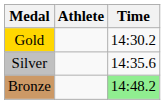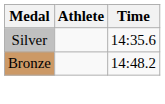- row: (29, 39)
(133, 87) lightgreen background -> (133, 63) no background
